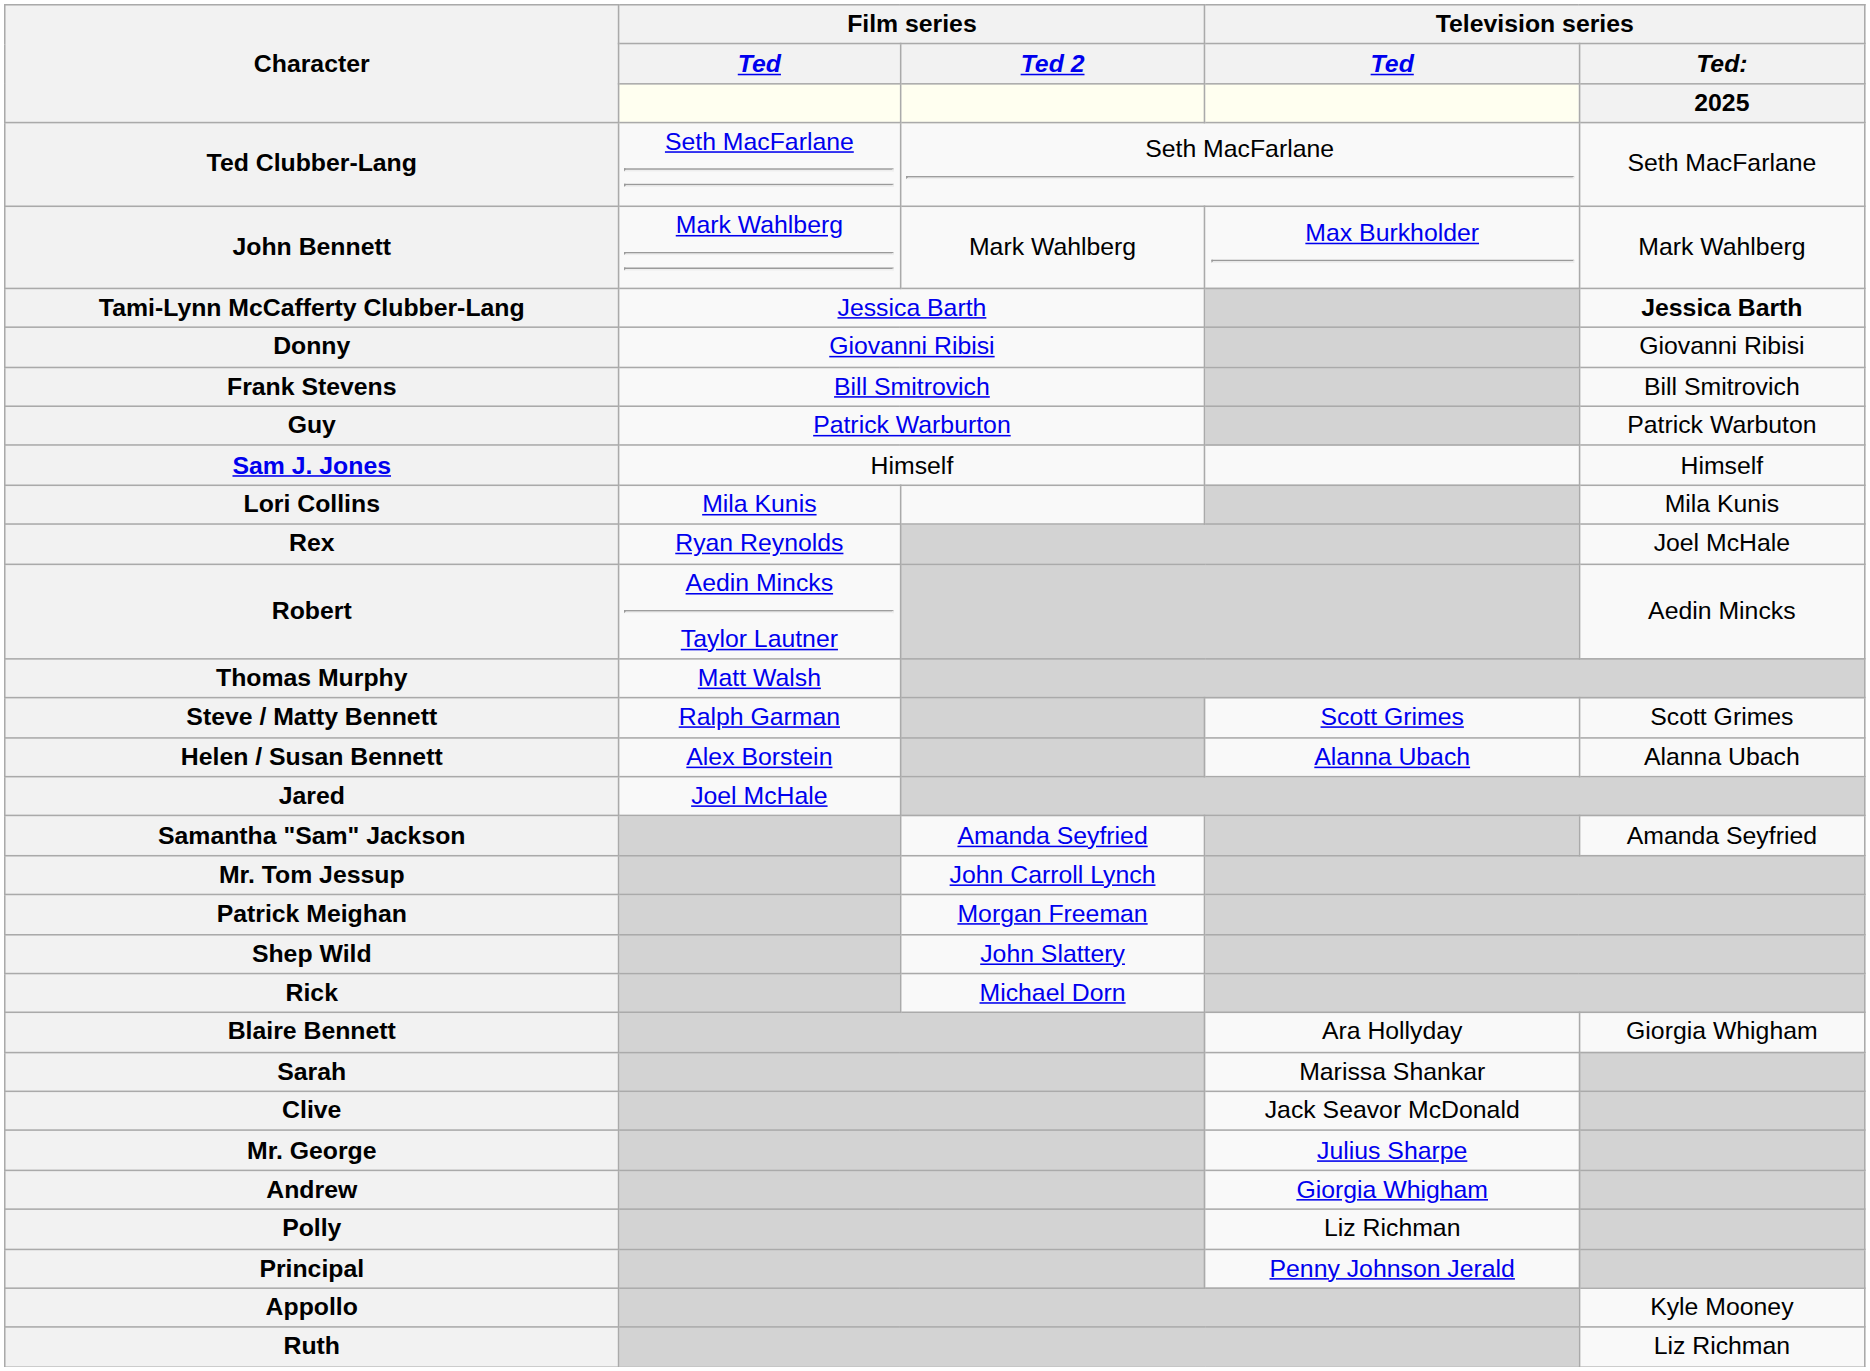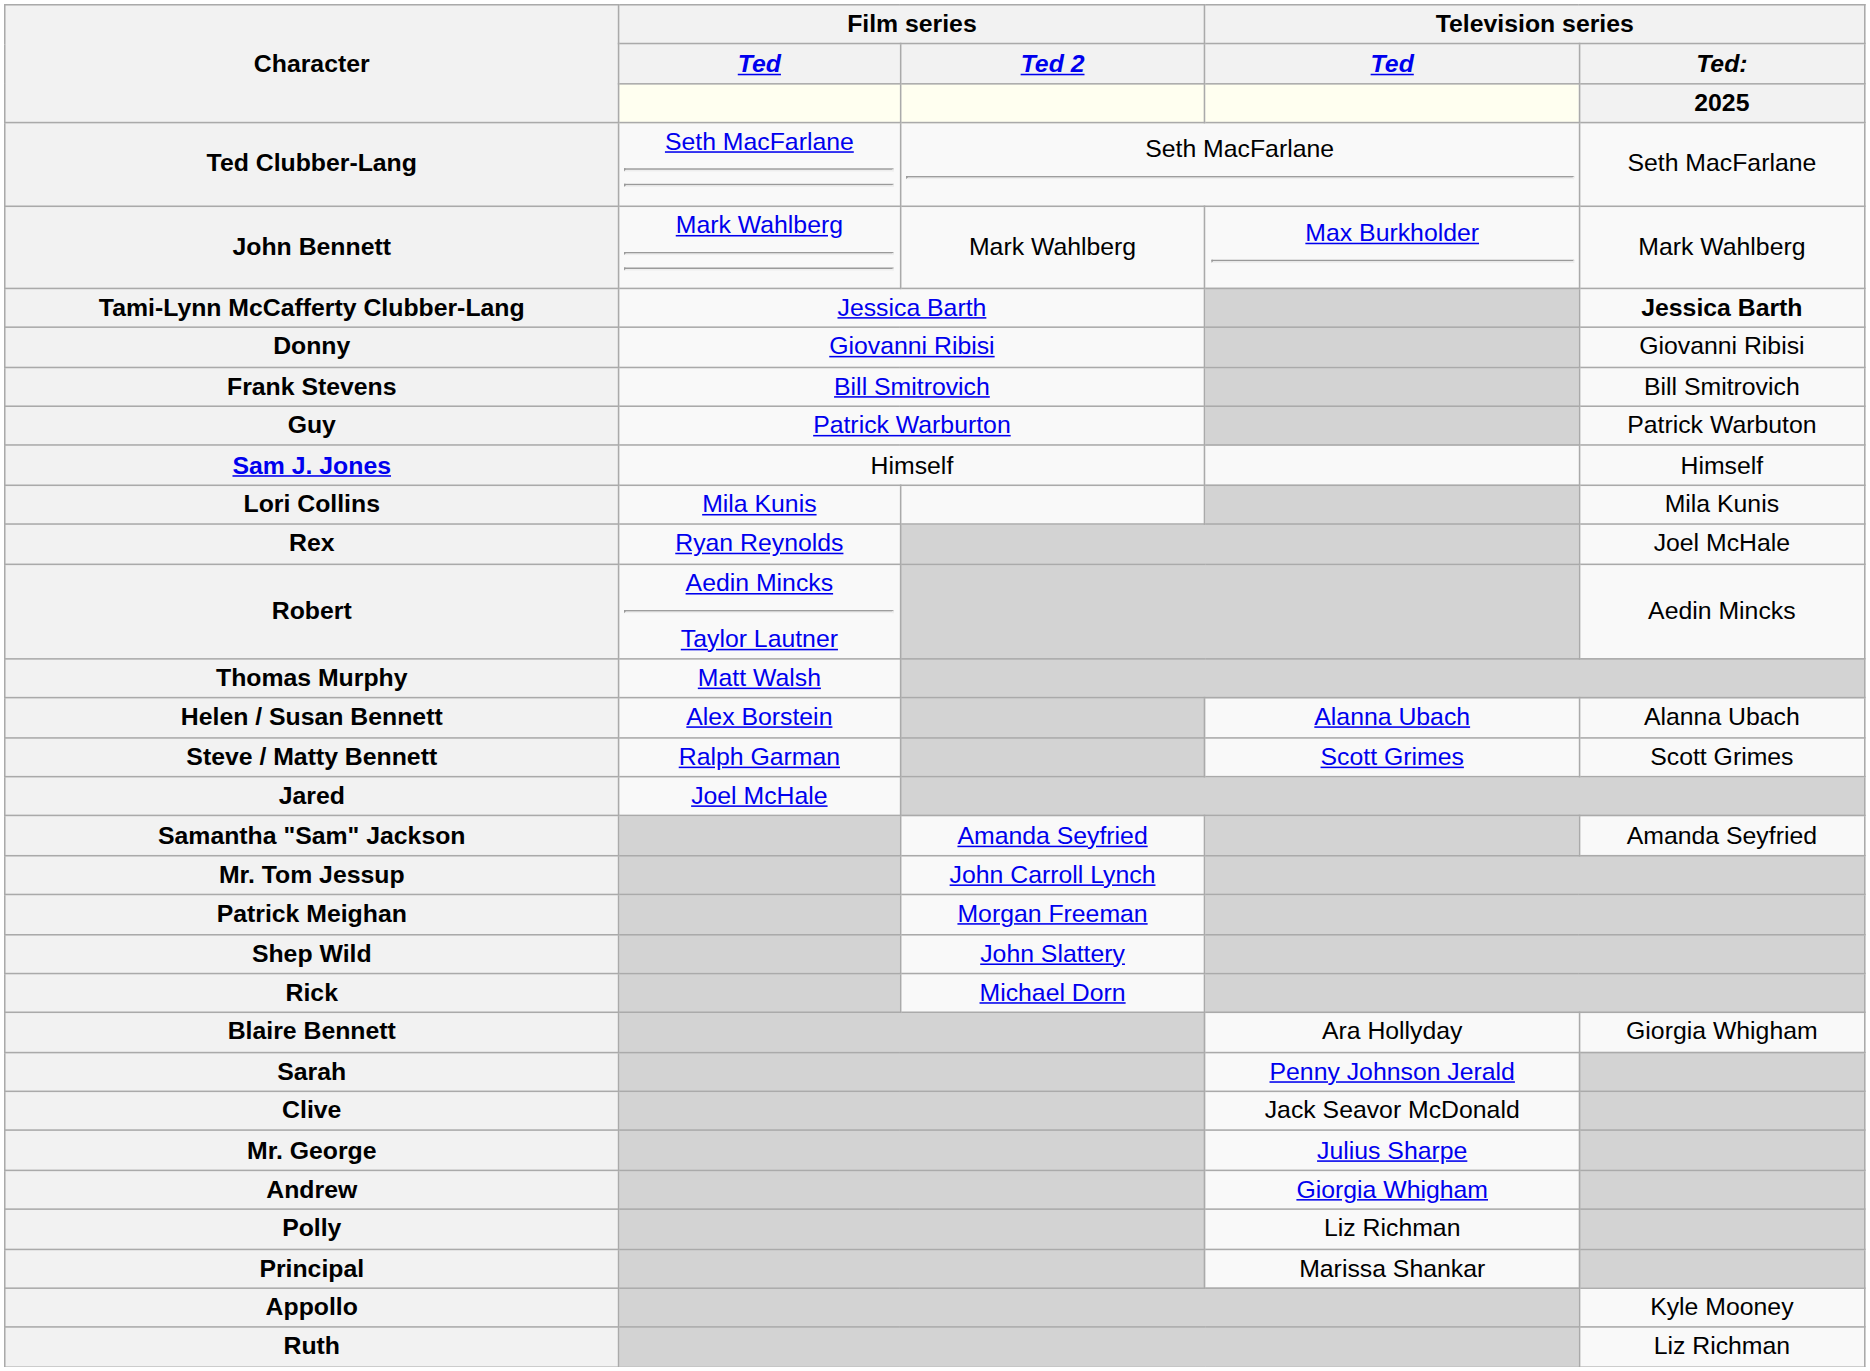rows swapped: (312, 717) <-> (312, 756)
(1392, 1071) Marissa Shankar -> (1392, 1071) Penny Johnson Jerald
(1392, 1268) Penny Johnson Jerald -> (1392, 1268) Marissa Shankar
